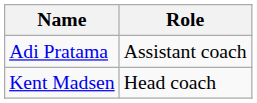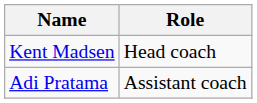rows swapped: (62, 82) <-> (59, 51)
